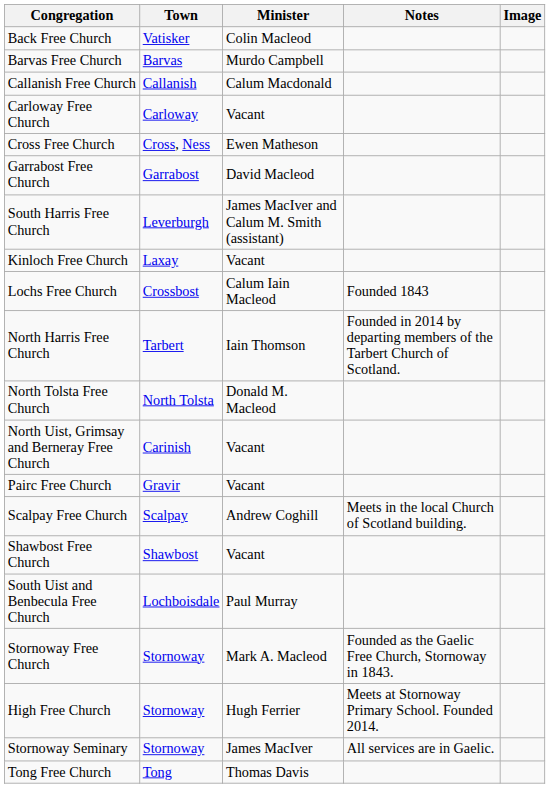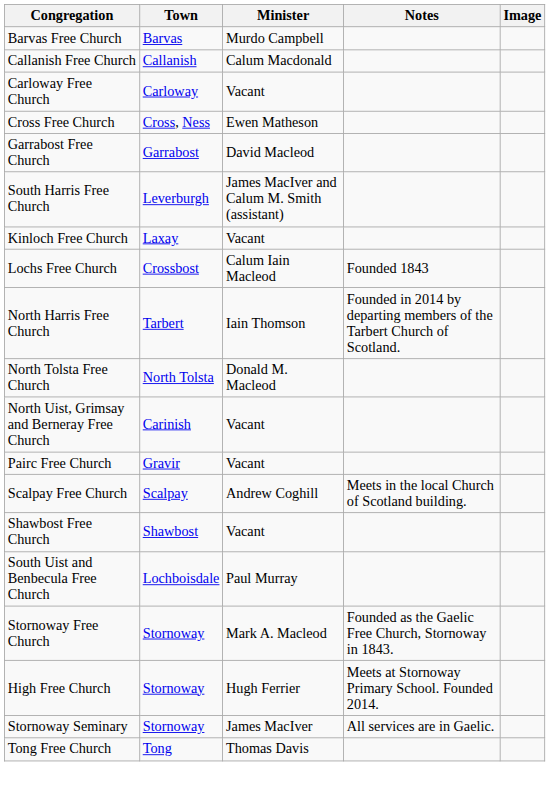- row: (60, 38)
